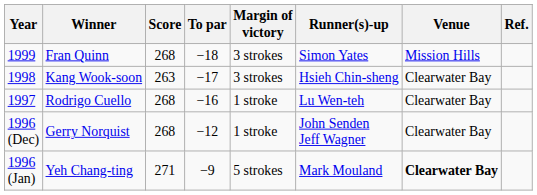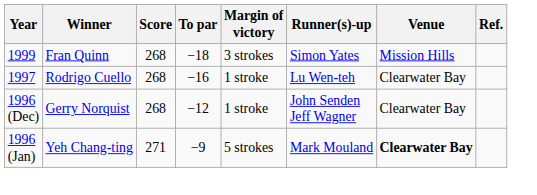- row: (94, 78)
